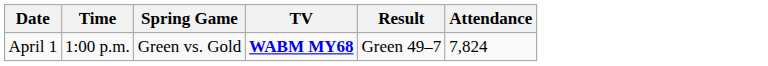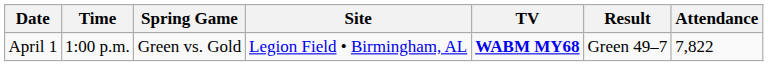+ column: (358, 18)
(468, 46) 7,824 -> (694, 46) 7,822
